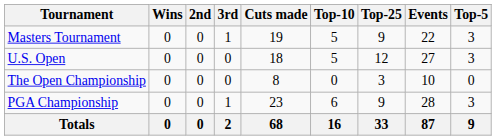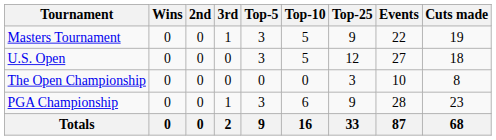columns swapped: (471, 15) <-> (276, 15)
